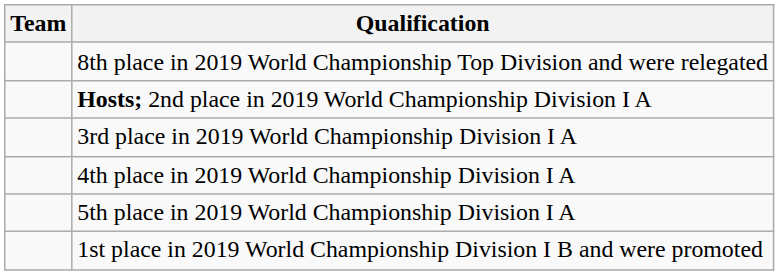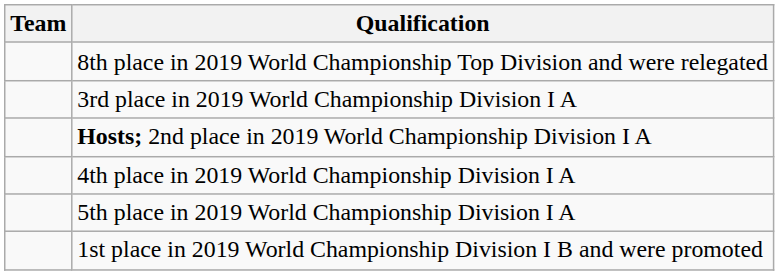rows swapped: (365, 99) <-> (327, 136)
